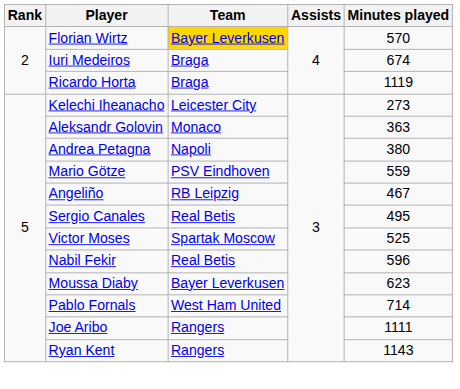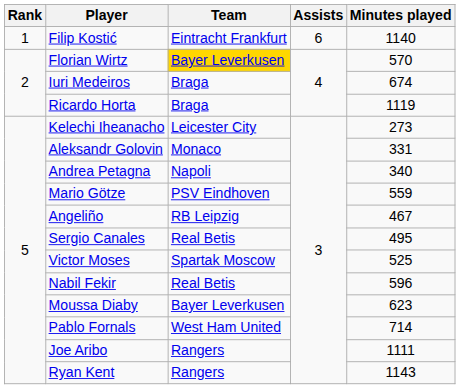+ row: (83, 37)
(398, 127) 363 -> (401, 149) 331
(398, 149) 380 -> (401, 171) 340
